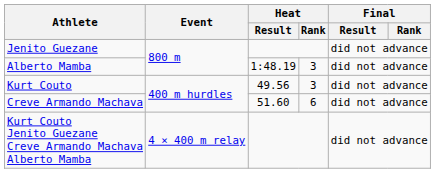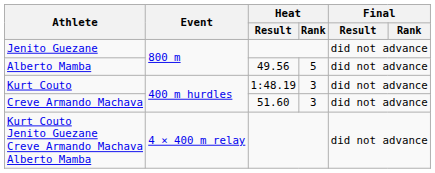(273, 66) 1:48.19 -> (273, 66) 49.56
(313, 66) 3 -> (313, 66) 5
(273, 84) 49.56 -> (273, 84) 1:48.19
(313, 102) 6 -> (313, 102) 3
